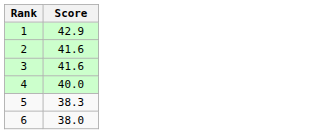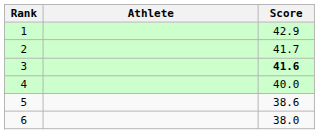+ column: (151, 13)
(71, 49) 41.6 -> (286, 49) 41.7
(71, 67) normal -> (286, 67) bold
(71, 102) 38.3 -> (286, 102) 38.6
